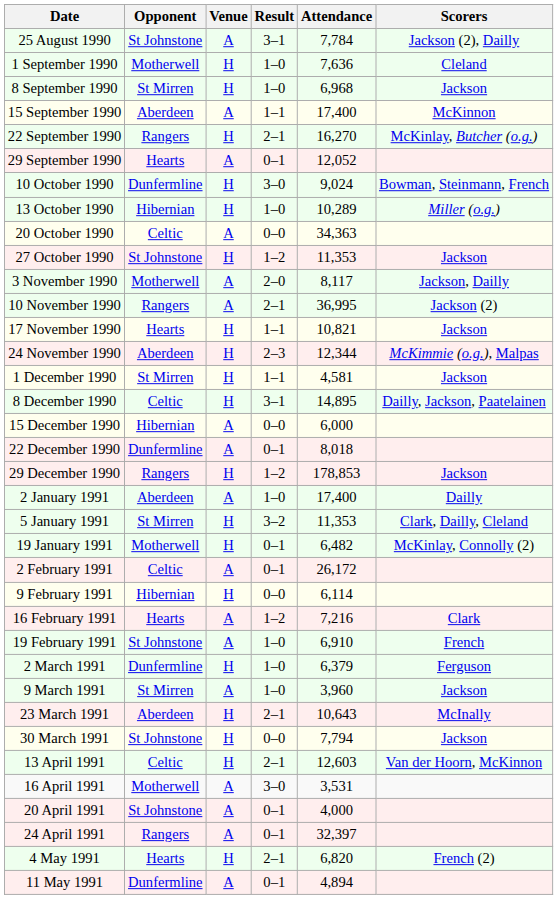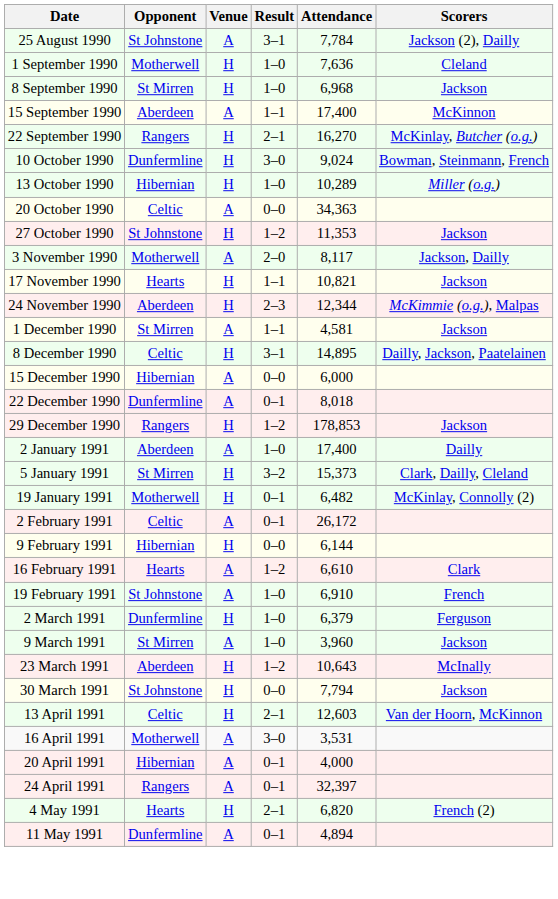- row: (65, 161)
- row: (65, 305)
(228, 377) H -> (228, 329) A
(337, 521) 11,353 -> (337, 473) 15,373
(337, 594) 6,114 -> (337, 546) 6,144
(337, 618) 7,216 -> (337, 570) 6,610
(274, 714) 2–1 -> (274, 666) 1–2
(165, 810) St Johnstone -> (165, 762) Hibernian
